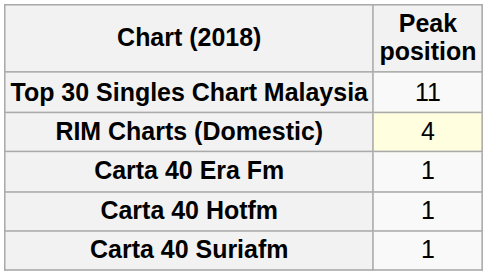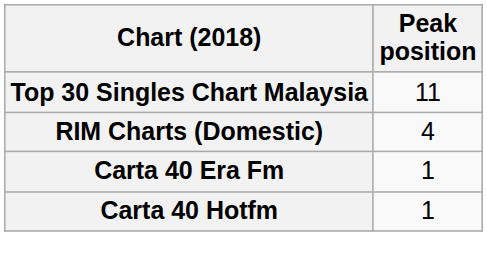(428, 131) lightyellow background -> (428, 131) no background
- row: (189, 250)
